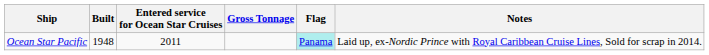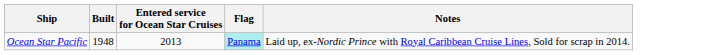- column: (261, 18)
(171, 41) 2011 -> (171, 41) 2013
